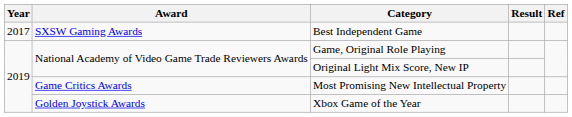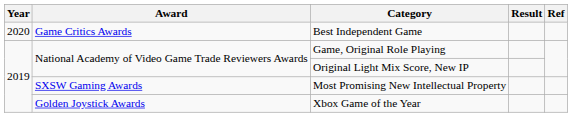(18, 31) 2017 -> (18, 31) 2020
(89, 31) SXSW Gaming Awards -> (83, 31) Game Critics Awards
(83, 85) Game Critics Awards -> (89, 85) SXSW Gaming Awards
